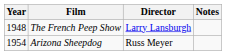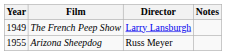(16, 27) 1948 -> (16, 27) 1949
(16, 43) 1954 -> (16, 43) 1955
